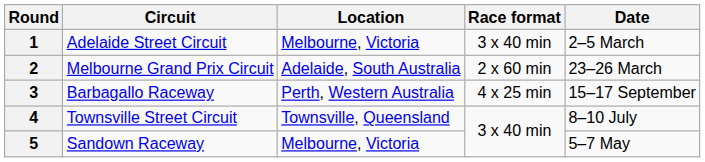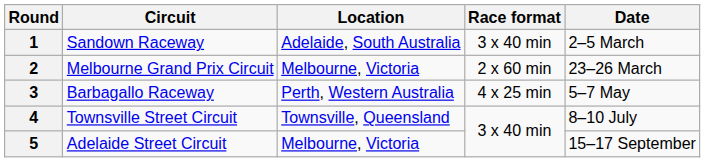(147, 42) Adelaide Street Circuit -> (135, 42) Sandown Raceway
(350, 42) Melbourne, Victoria -> (371, 42) Adelaide, South Australia
(371, 67) Adelaide, South Australia -> (350, 67) Melbourne, Victoria
(632, 93) 15–17 September -> (599, 93) 5–7 May
(135, 143) Sandown Raceway -> (147, 143) Adelaide Street Circuit
(599, 143) 5–7 May -> (632, 143) 15–17 September
